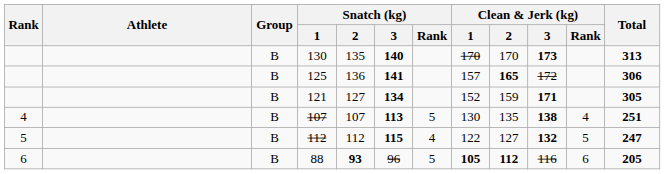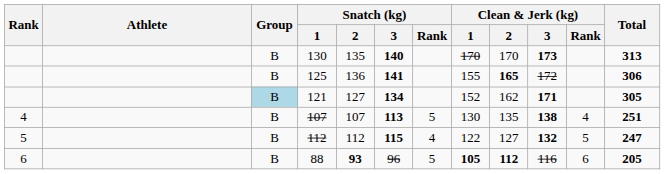(470, 76) 157 -> (470, 76) 155
(274, 96) no background -> (274, 96) lightblue background
(509, 96) 159 -> (509, 96) 162
